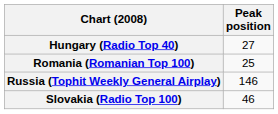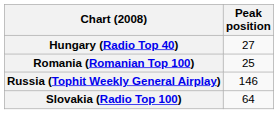(248, 99) 46 -> (248, 99) 64
